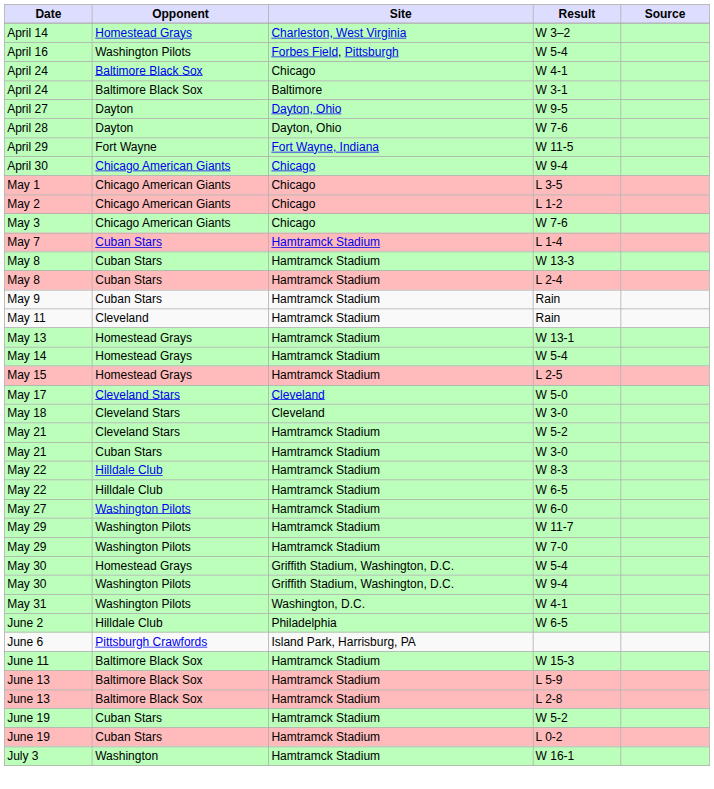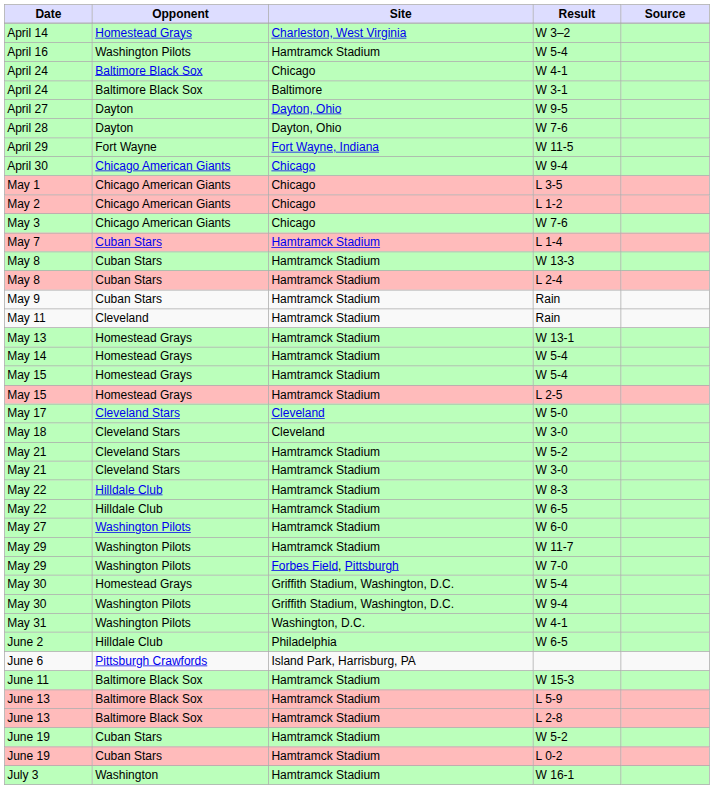(335, 52) Forbes Field, Pittsburgh -> (326, 52) Hamtramck Stadium
+ row: (27, 375)
(129, 451) Cuban Stars -> (138, 470) Cleveland Stars
(326, 546) Hamtramck Stadium -> (335, 565) Forbes Field, Pittsburgh
